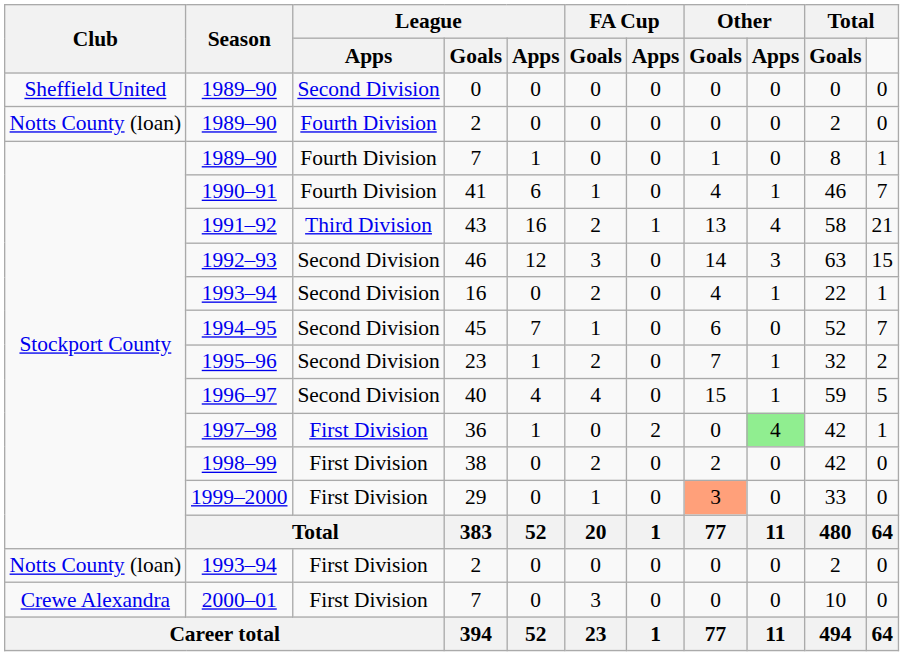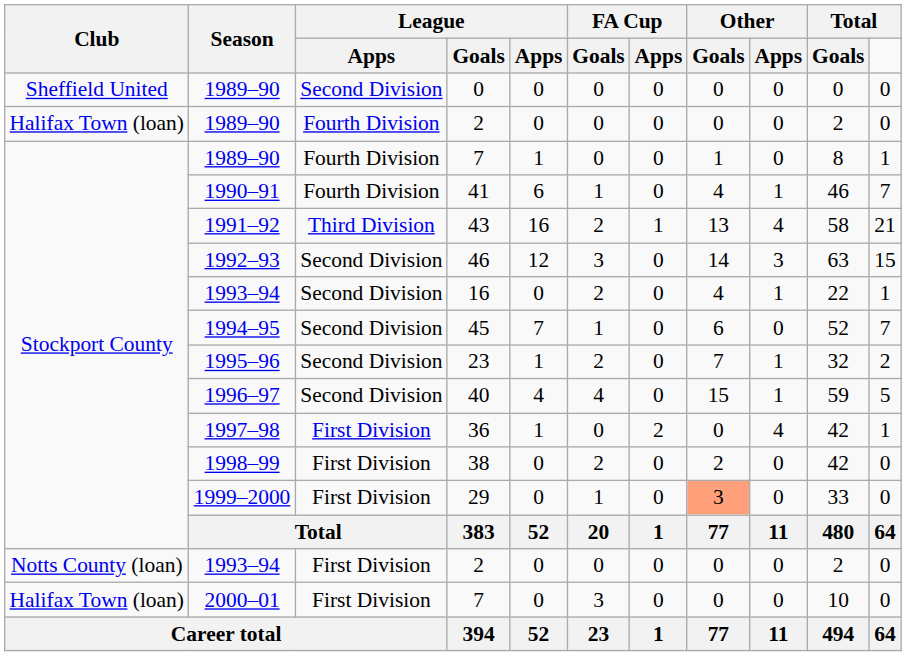(95, 123) Notts County (loan) -> (97, 123) Halifax Town (loan)
(775, 429) lightgreen background -> (778, 429) no background
(95, 599) Crewe Alexandra -> (97, 599) Halifax Town (loan)
